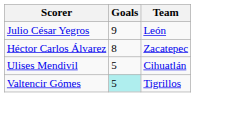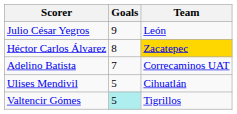(166, 48) no background -> (166, 48) gold background
+ row: (41, 65)
